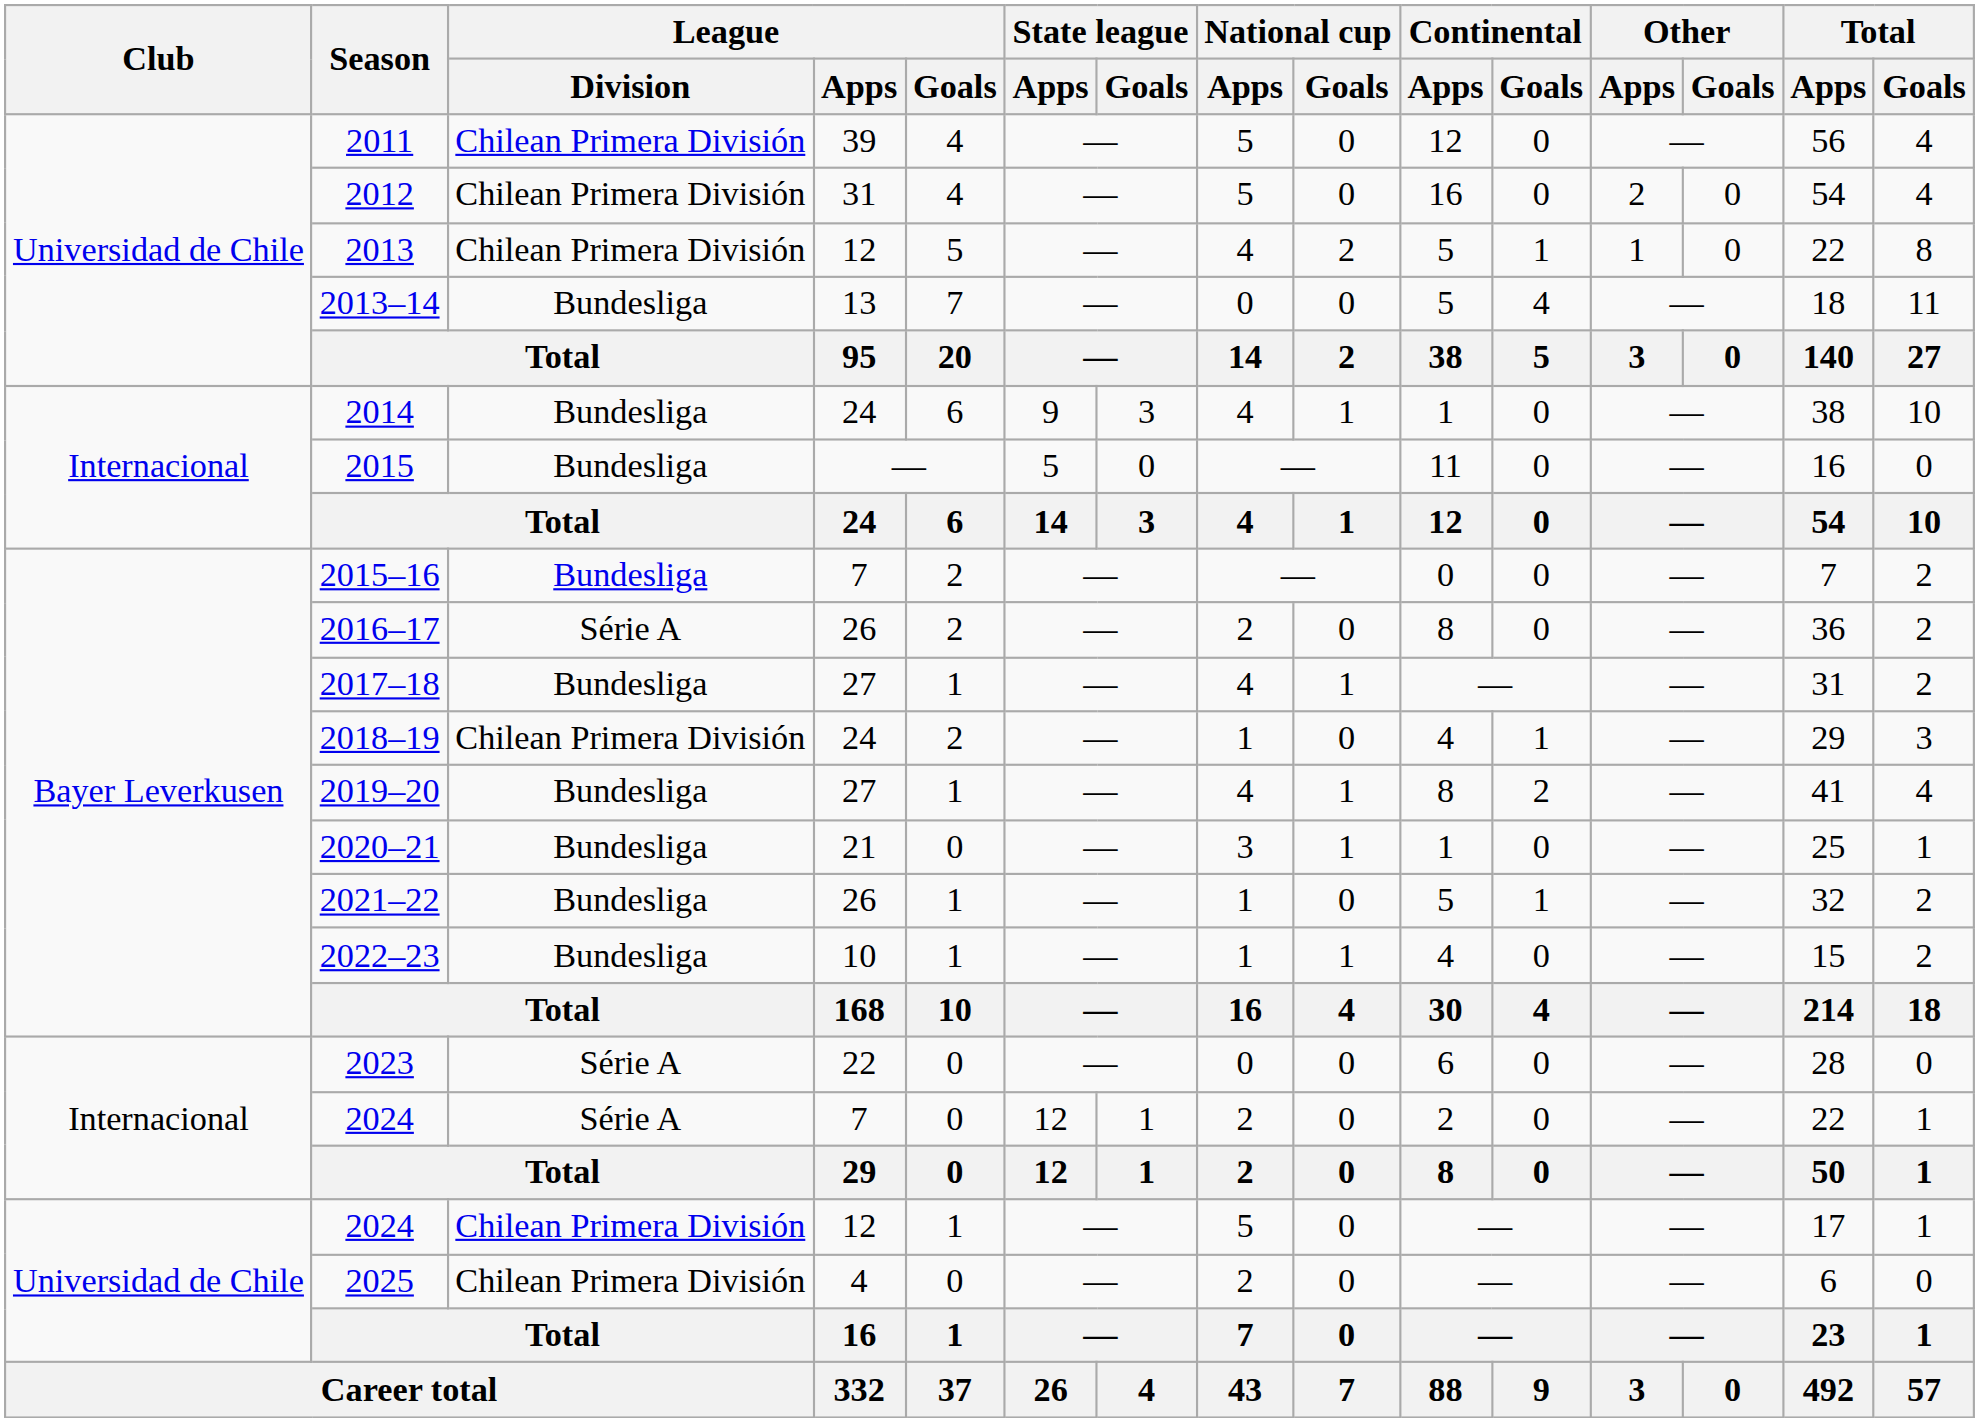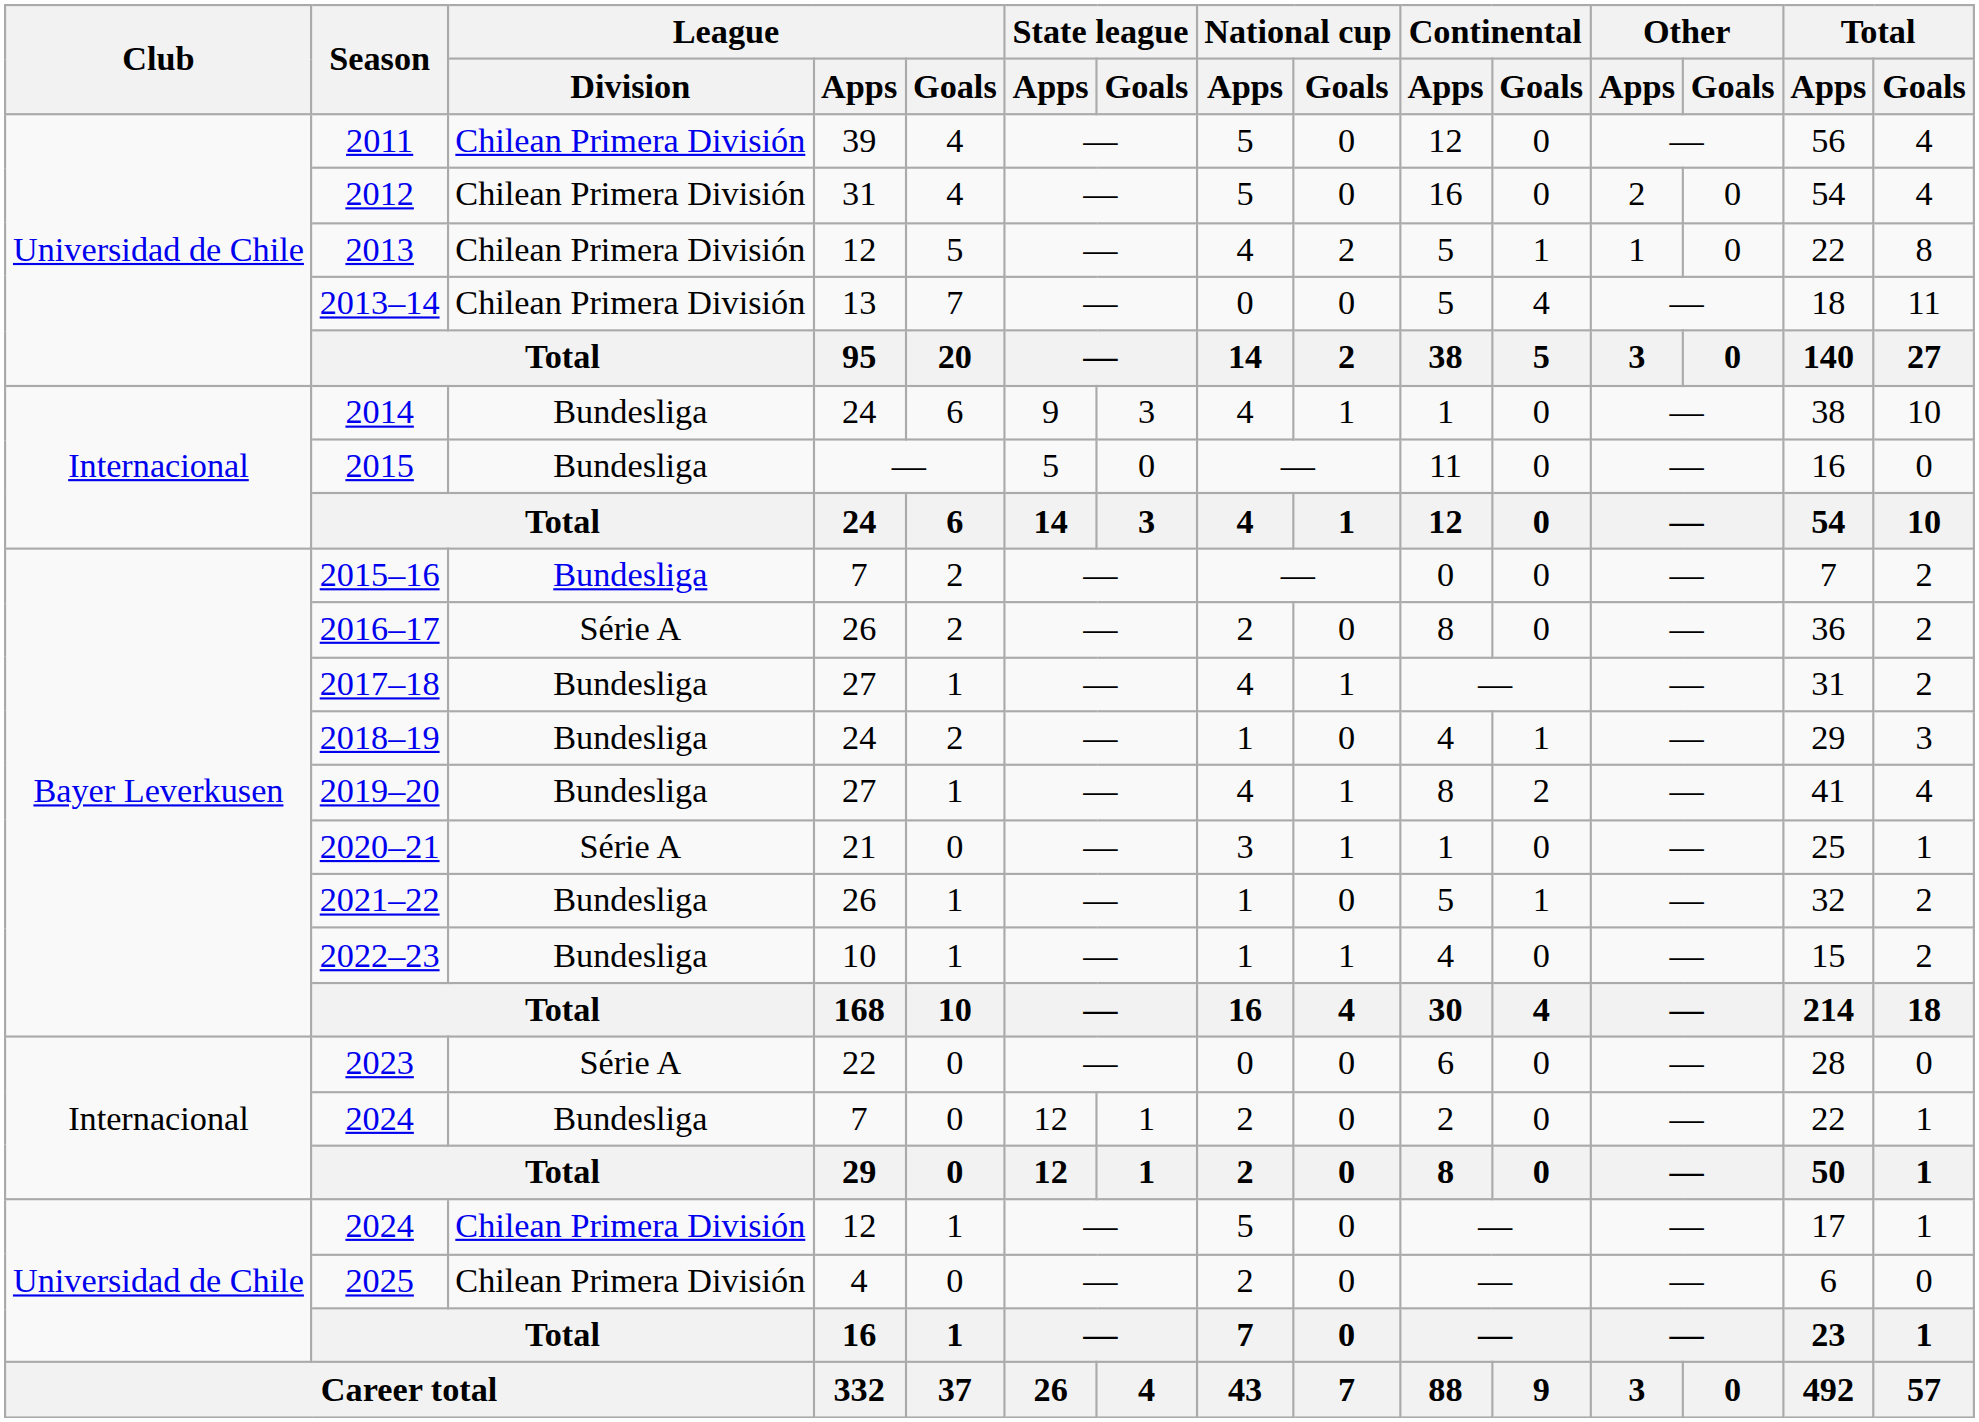(630, 303) Bundesliga -> (630, 303) Chilean Primera División
(630, 737) Chilean Primera División -> (630, 737) Bundesliga
(630, 846) Bundesliga -> (630, 846) Série A
(630, 1117) Série A -> (630, 1117) Bundesliga
